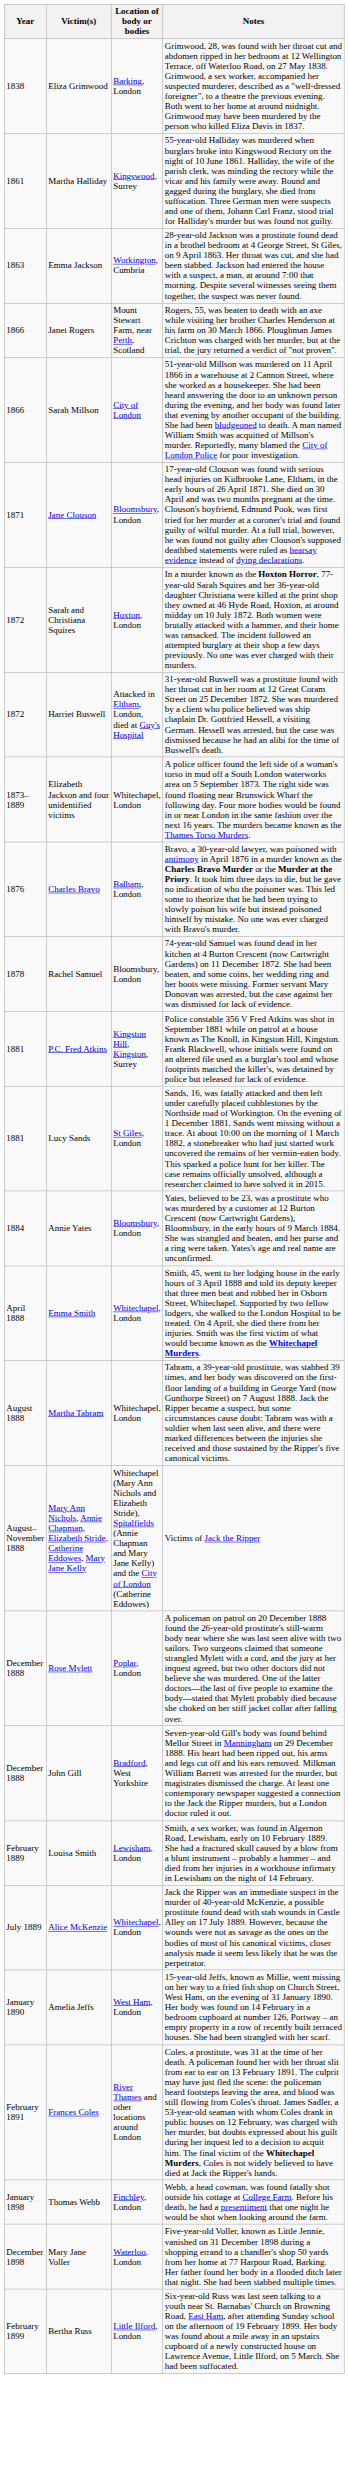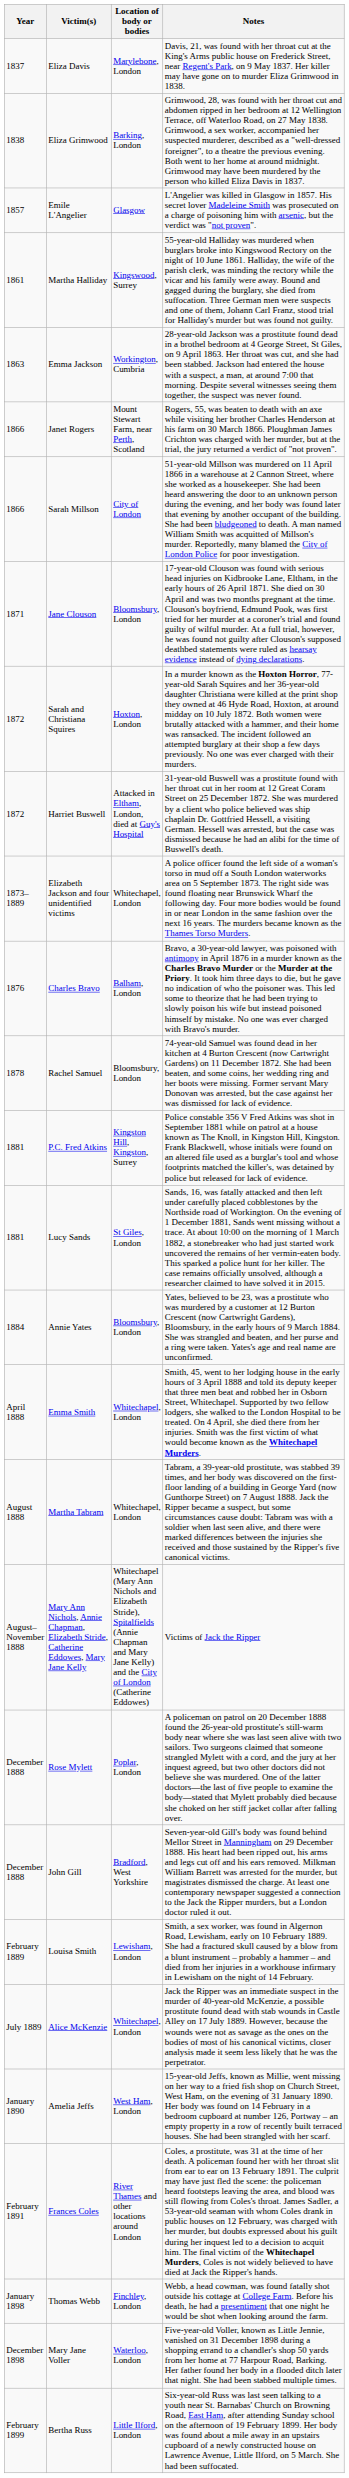+ row: (69, 66)
+ row: (68, 210)
